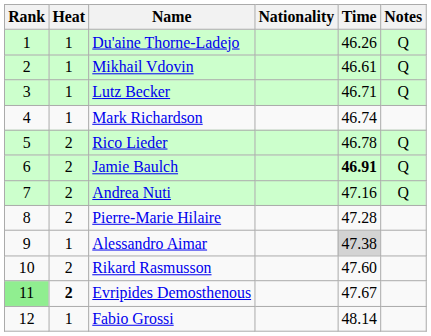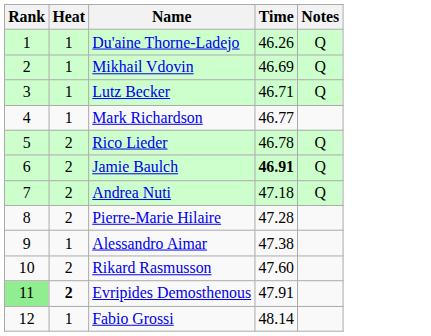- column: (296, 17)
(359, 67) 46.61 -> (276, 67) 46.69
(359, 117) 46.74 -> (276, 117) 46.77
(359, 192) 47.16 -> (276, 192) 47.18
(359, 243) lightgrey background -> (276, 243) no background
(359, 293) 47.67 -> (276, 293) 47.91
